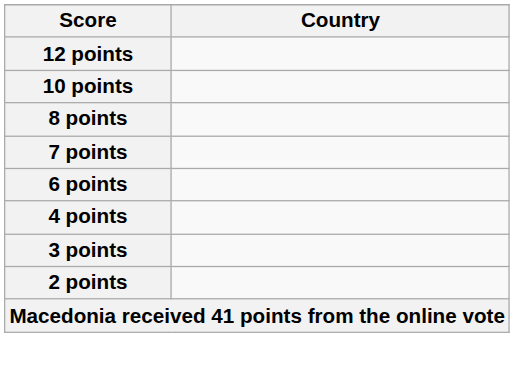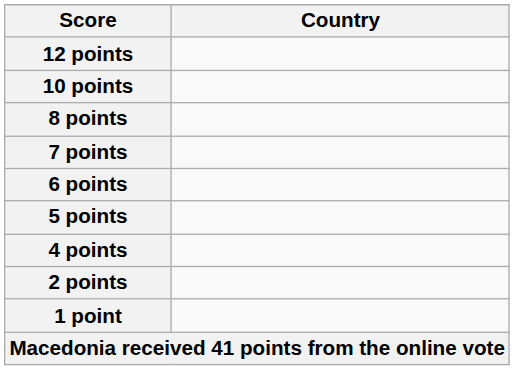+ row: (88, 217)
- row: (88, 250)
+ row: (88, 315)
